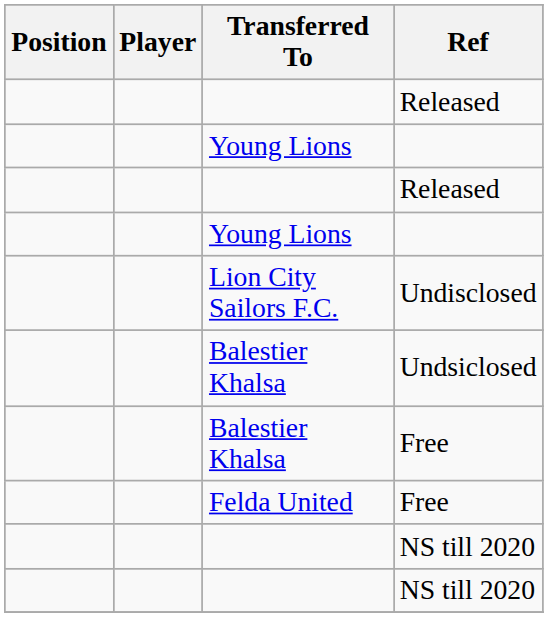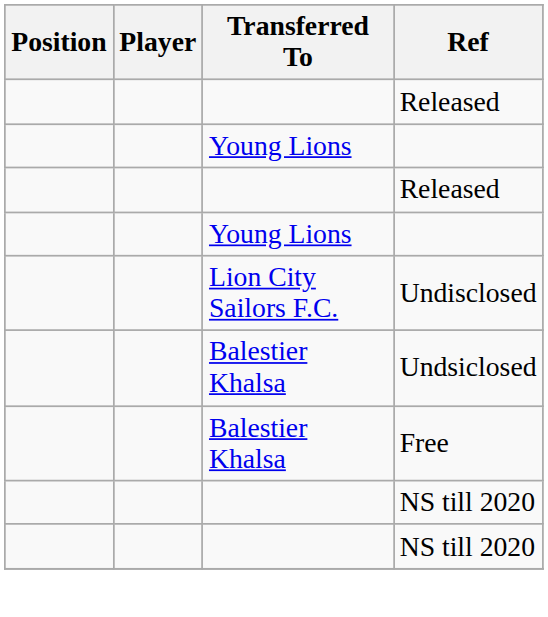- row: (281, 502)
